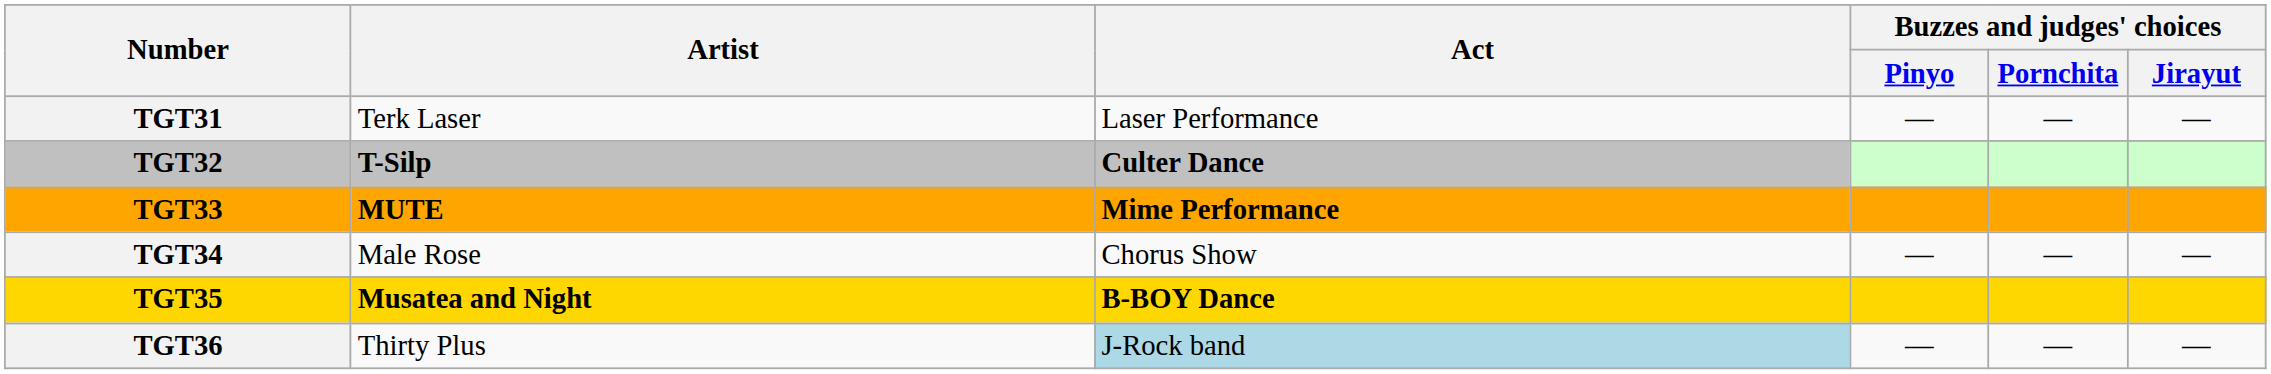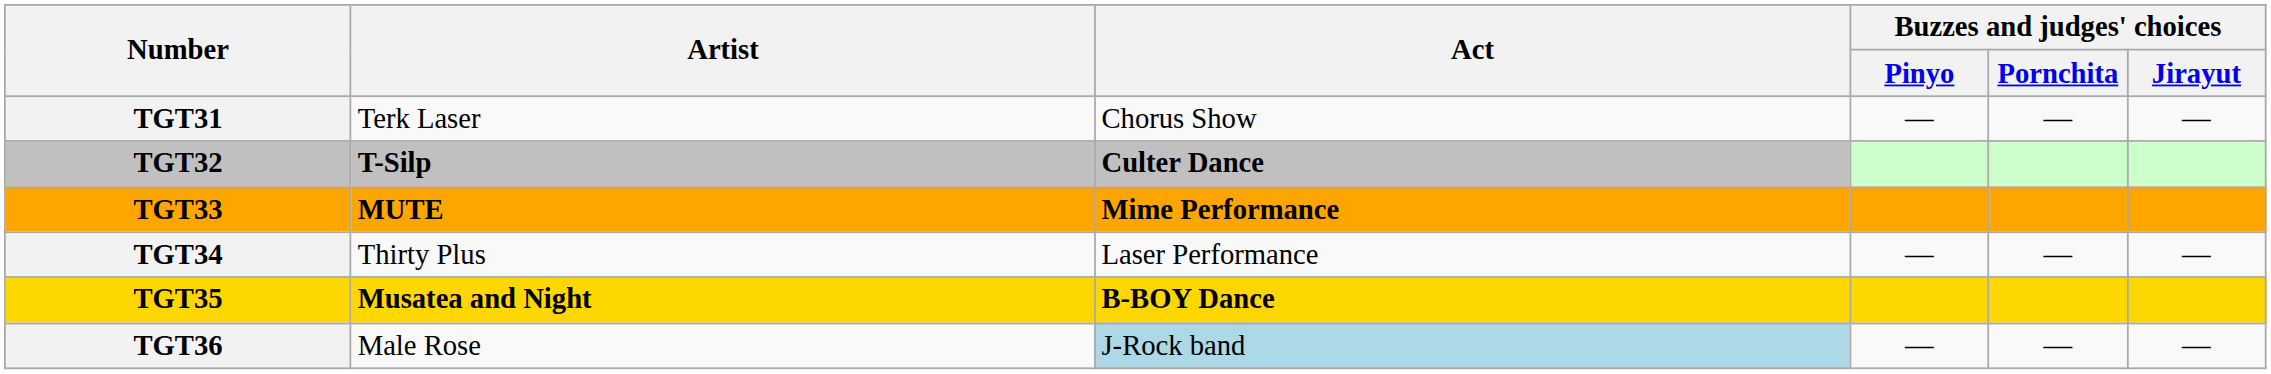(1210, 118) Laser Performance -> (1179, 118) Chorus Show
(419, 254) Male Rose -> (422, 254) Thirty Plus
(1179, 254) Chorus Show -> (1210, 254) Laser Performance
(422, 345) Thirty Plus -> (419, 345) Male Rose
